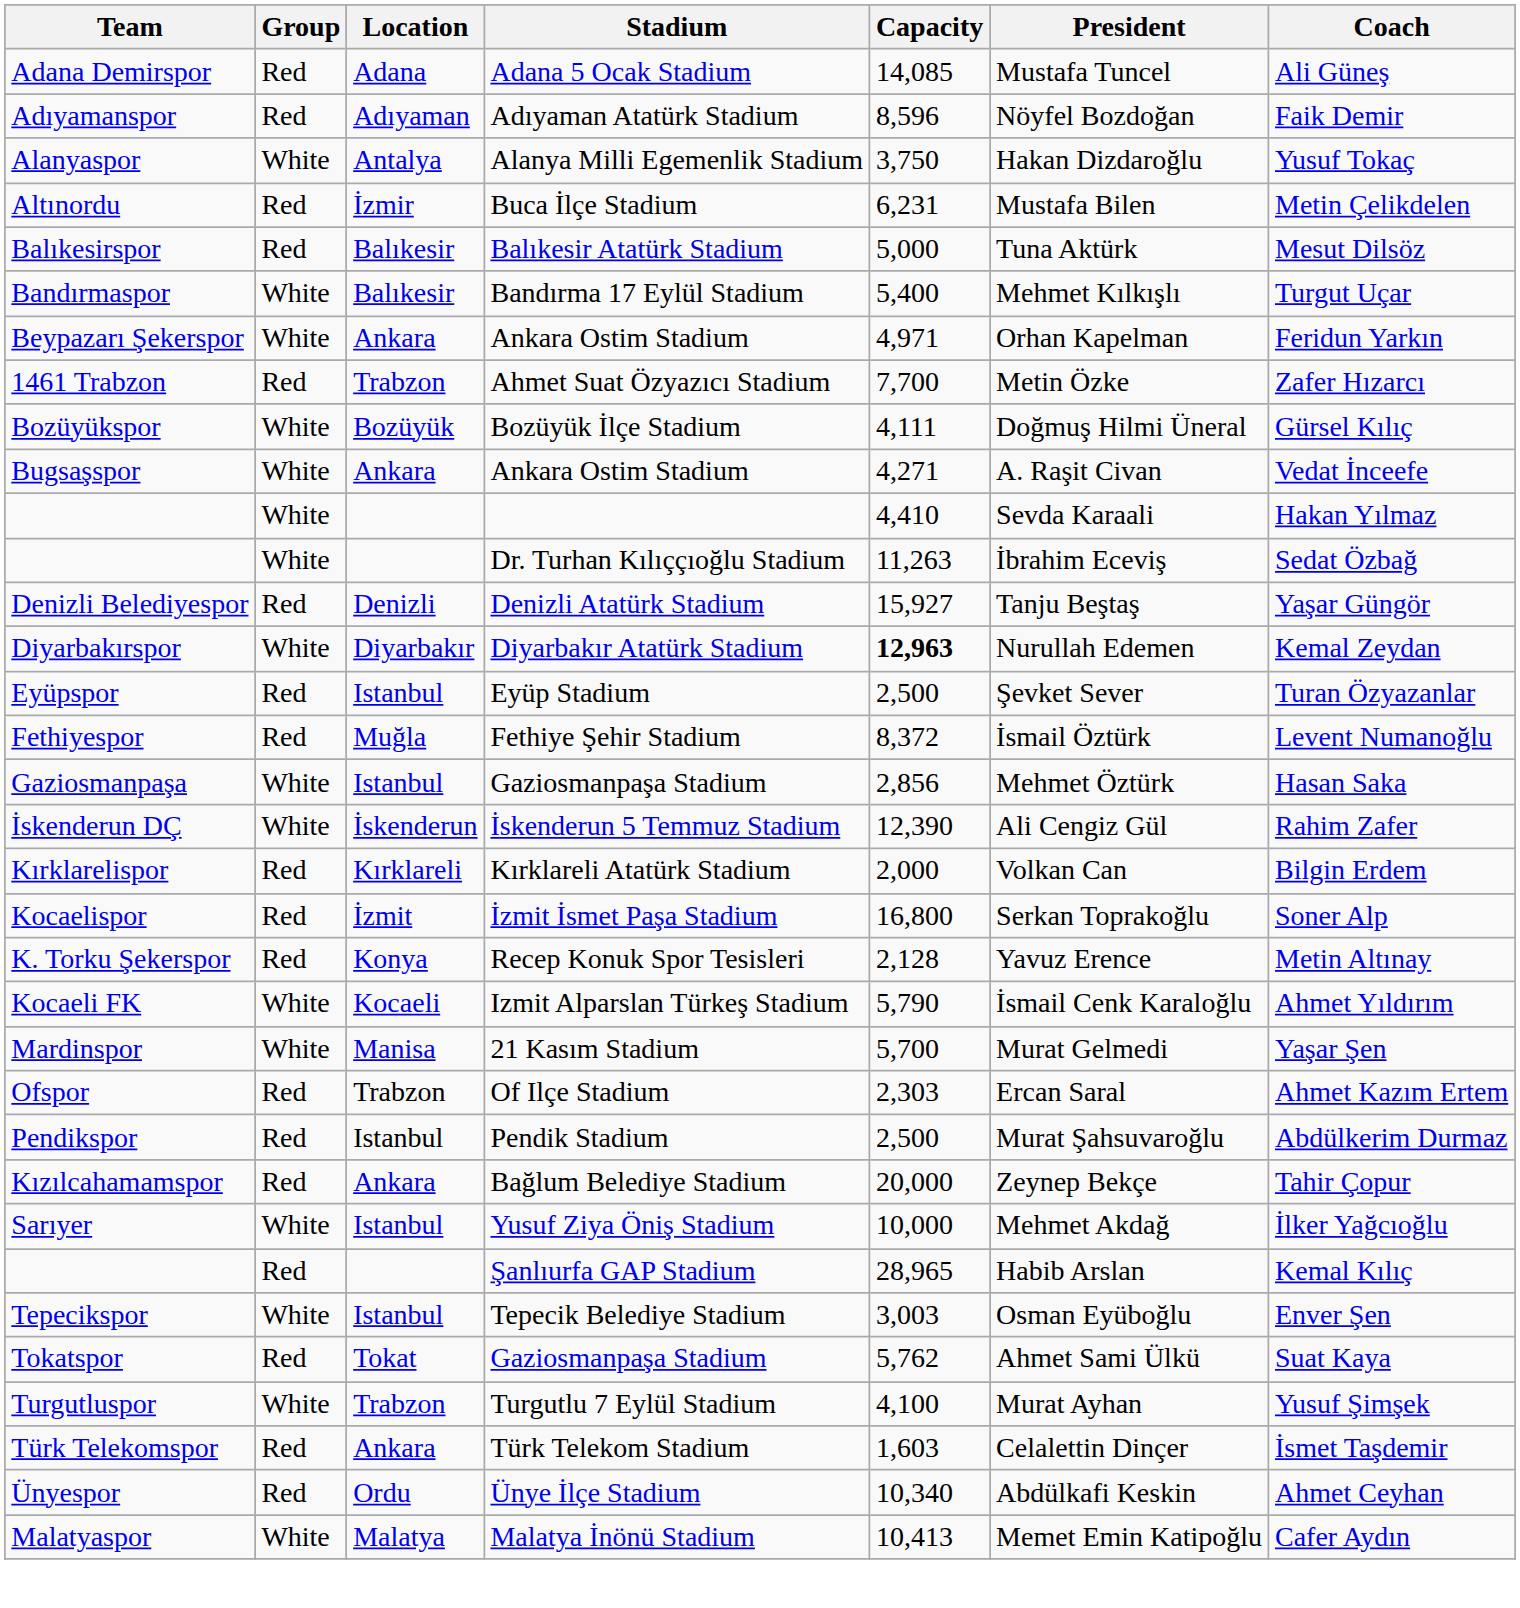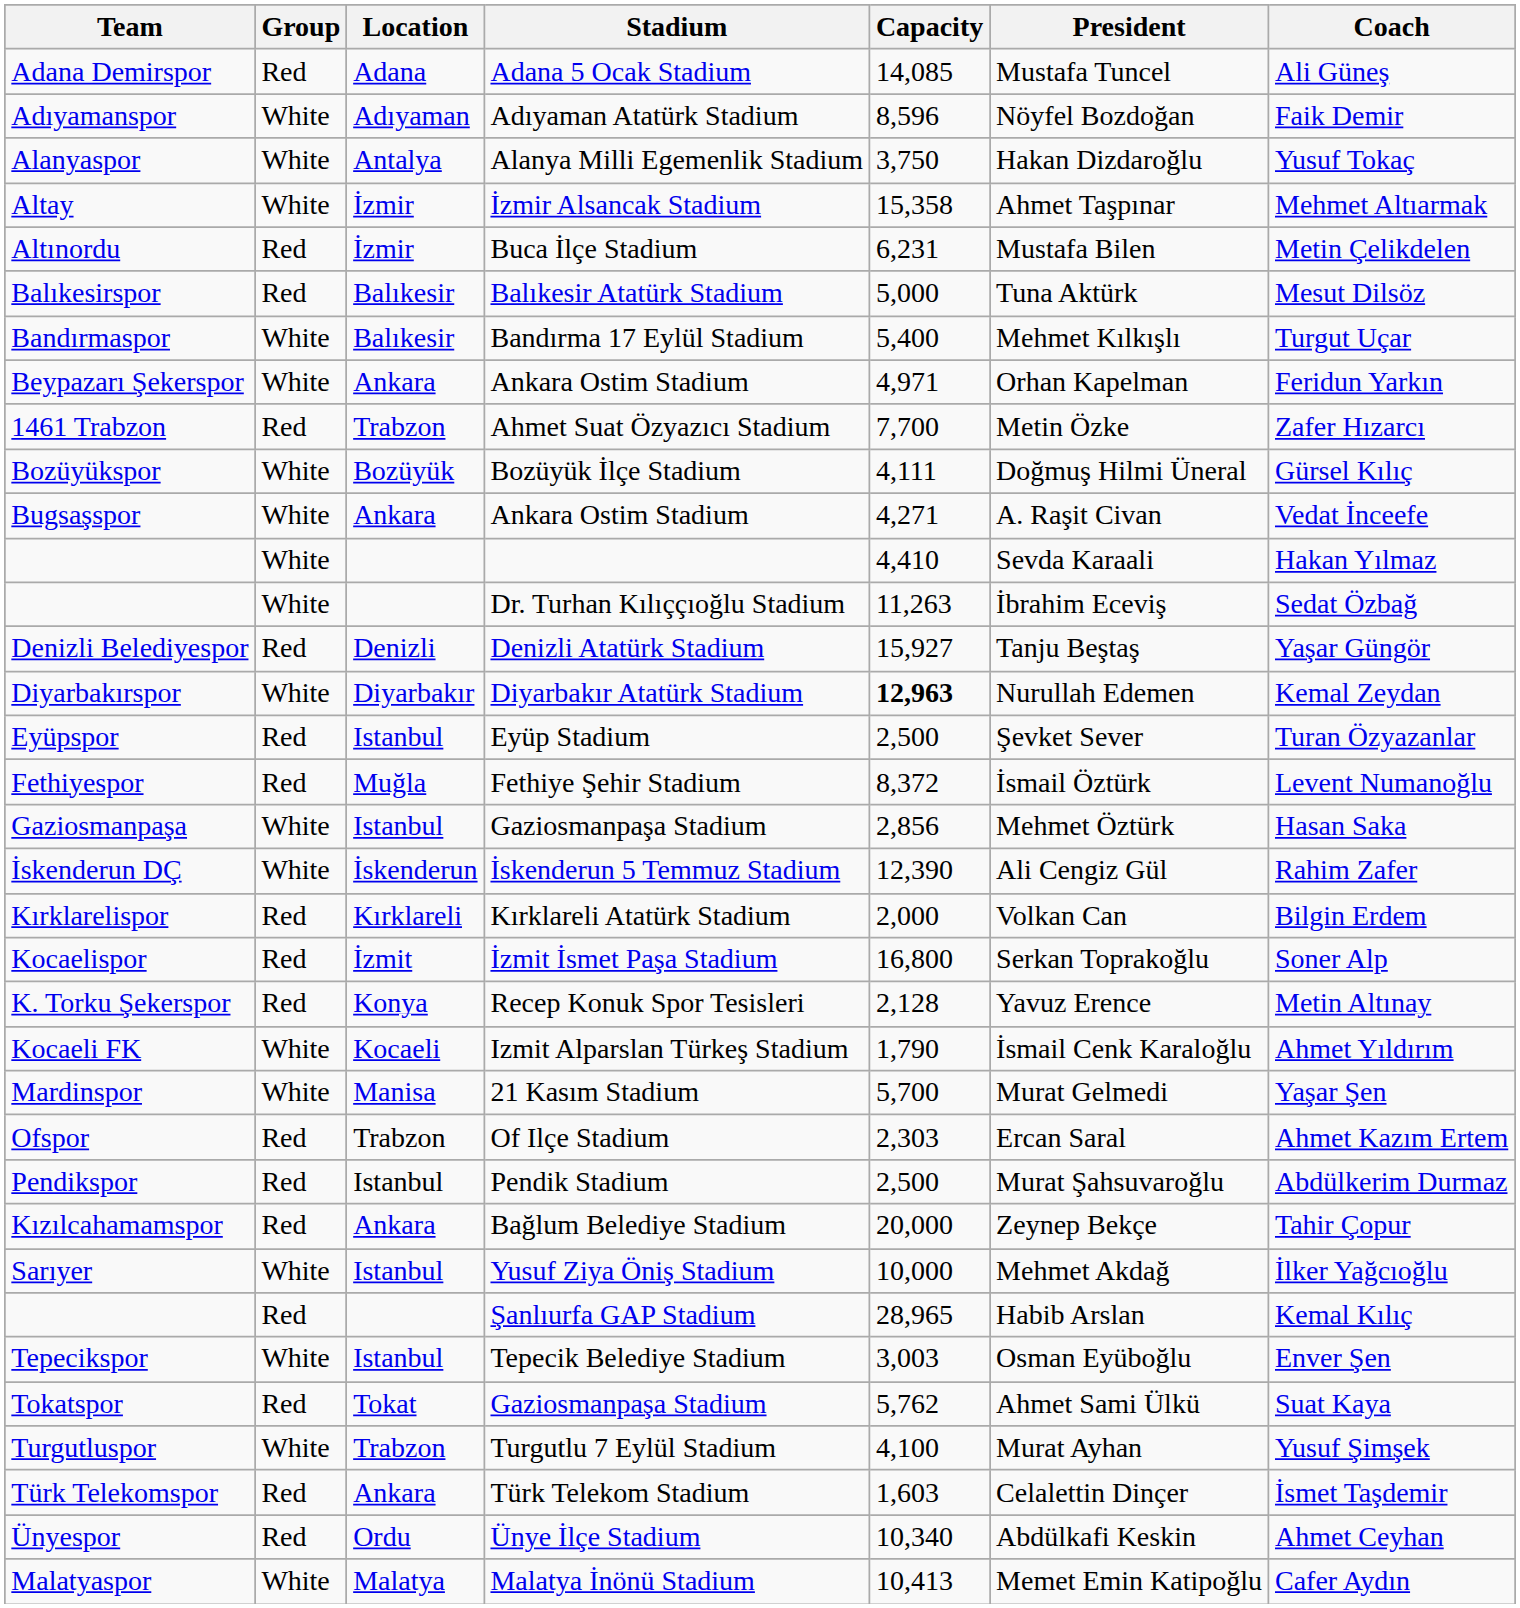(284, 115) Red -> (296, 115) White
+ row: (42, 204)
(907, 1003) 5,790 -> (907, 1048) 1,790
